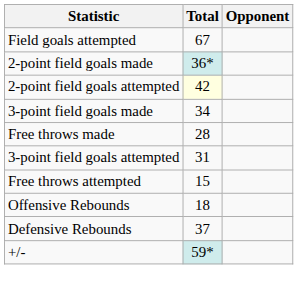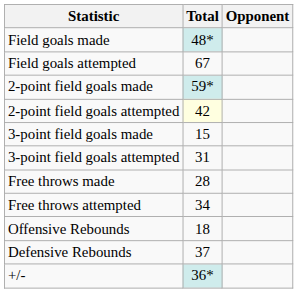+ row: (59, 39)
(203, 63) 36* -> (203, 87) 59*
(203, 110) 34 -> (203, 134) 15
rows swapped: (94, 157) <-> (61, 134)
(203, 181) 15 -> (203, 205) 34
(203, 252) 59* -> (203, 275) 36*
